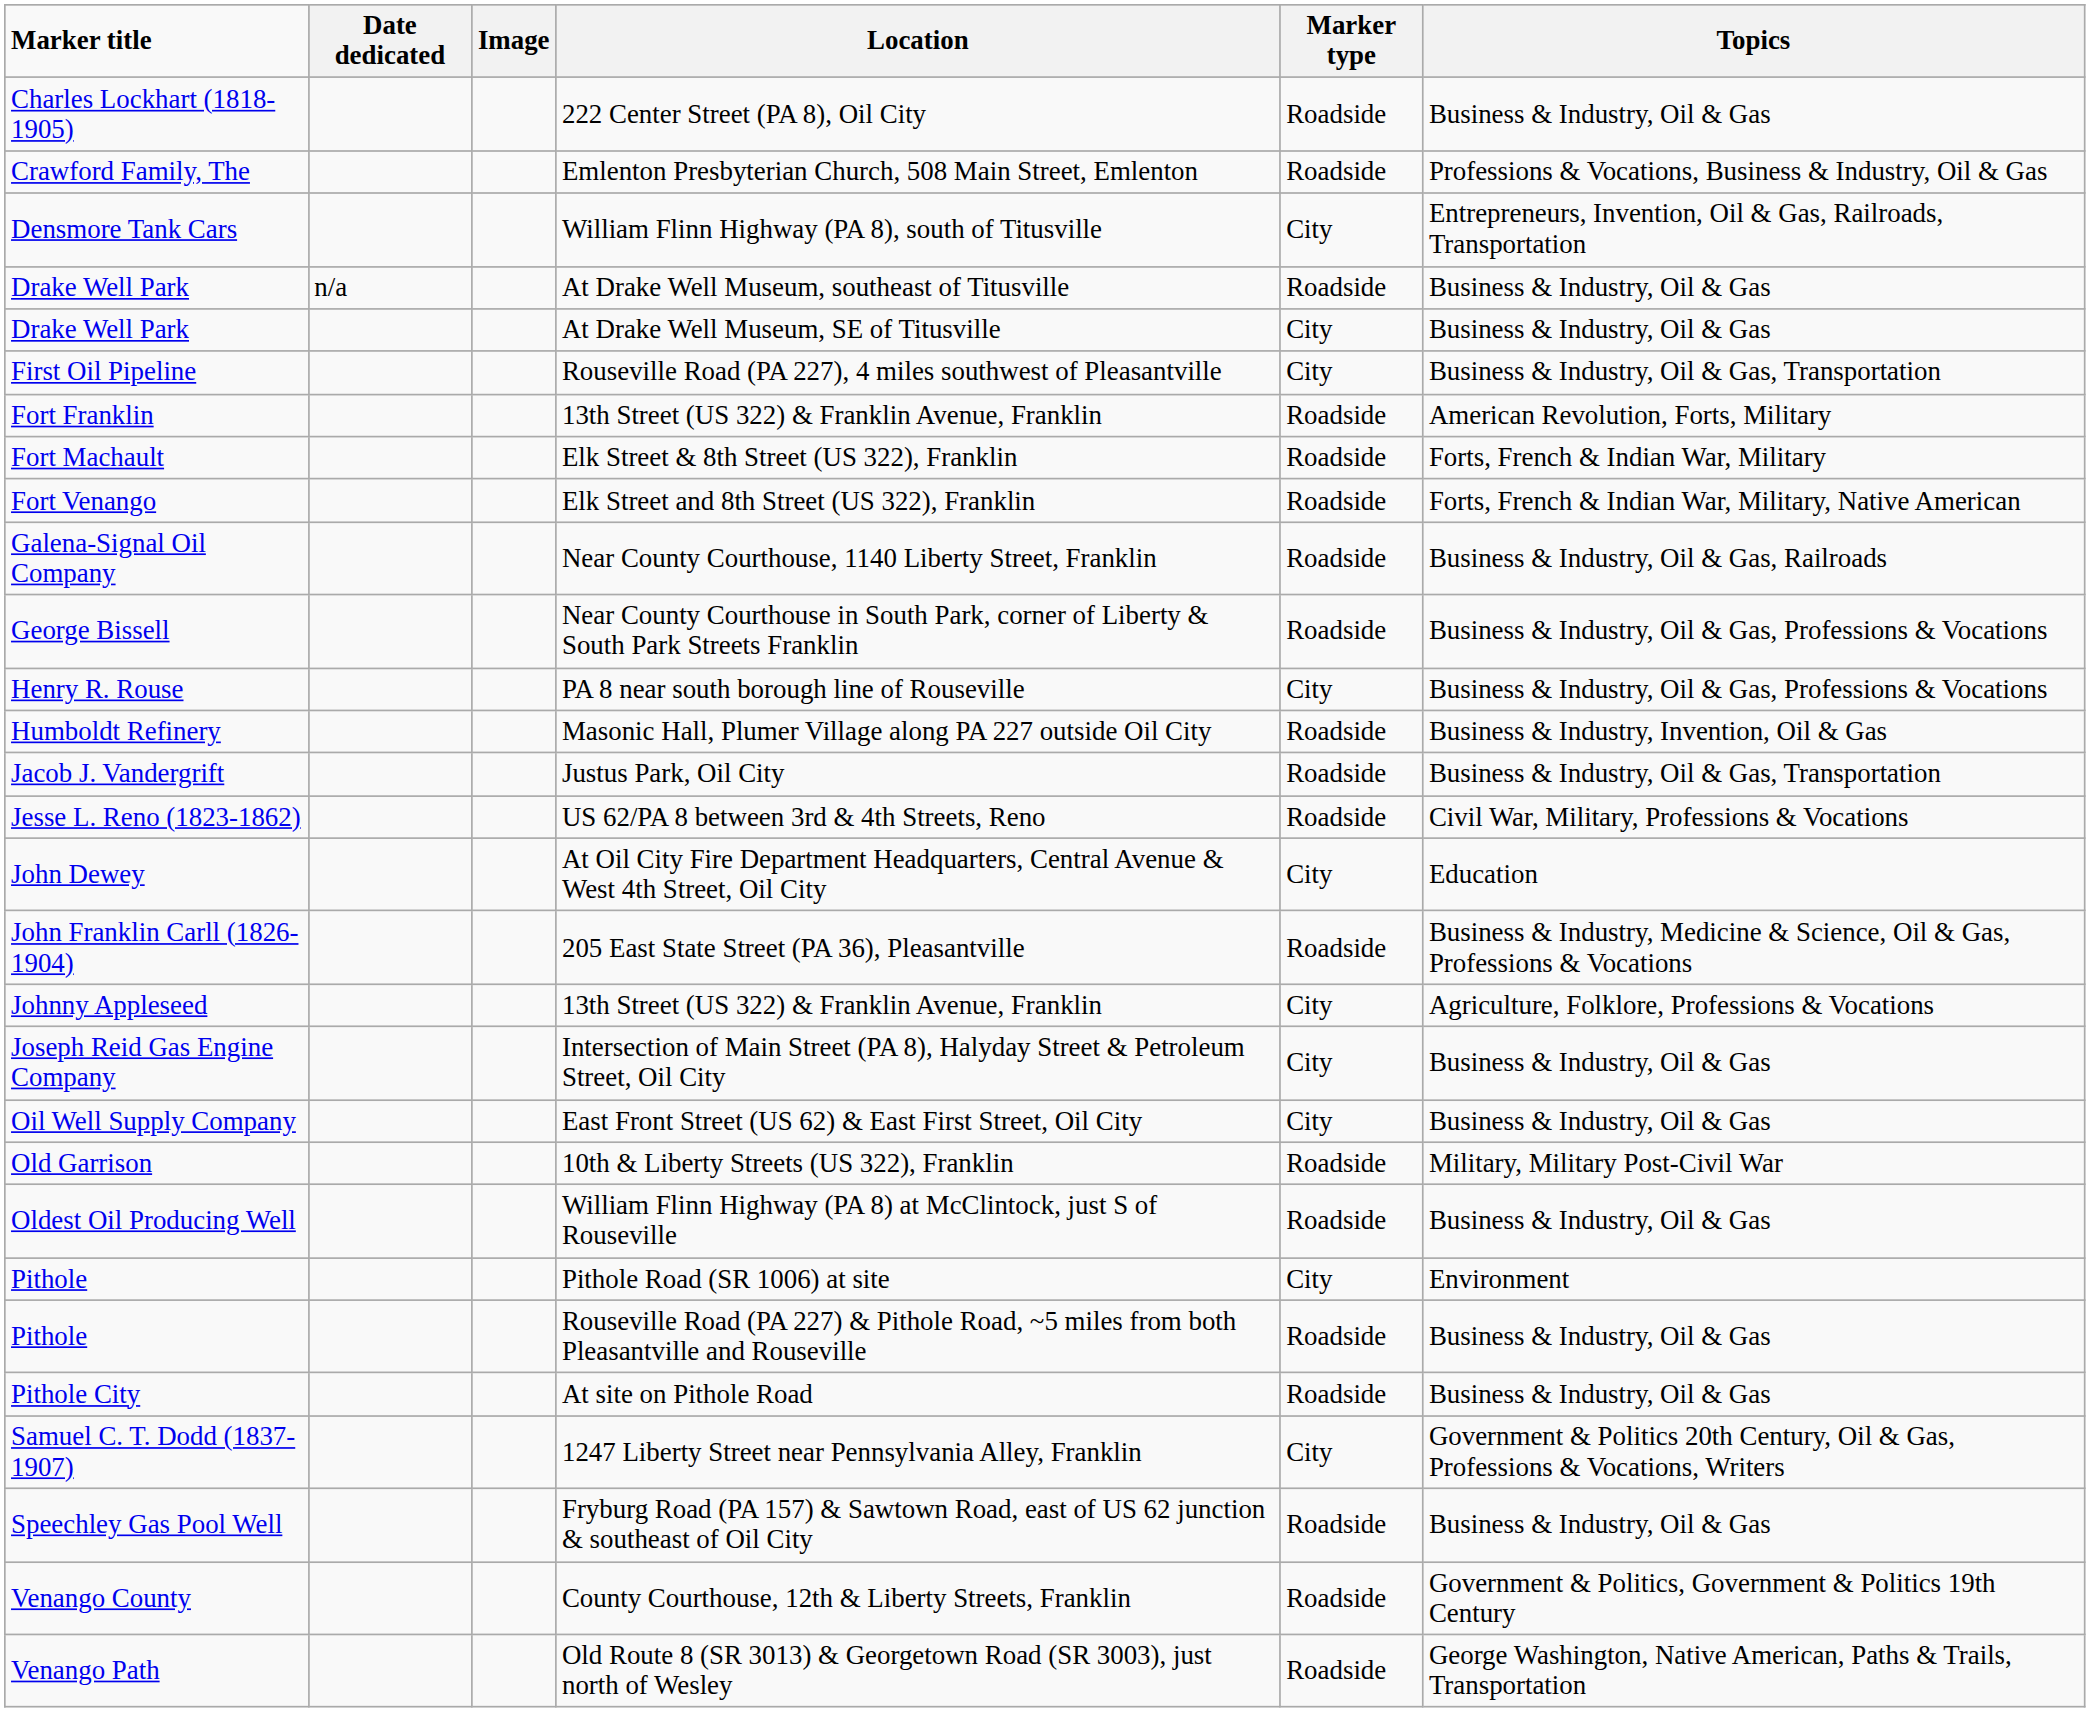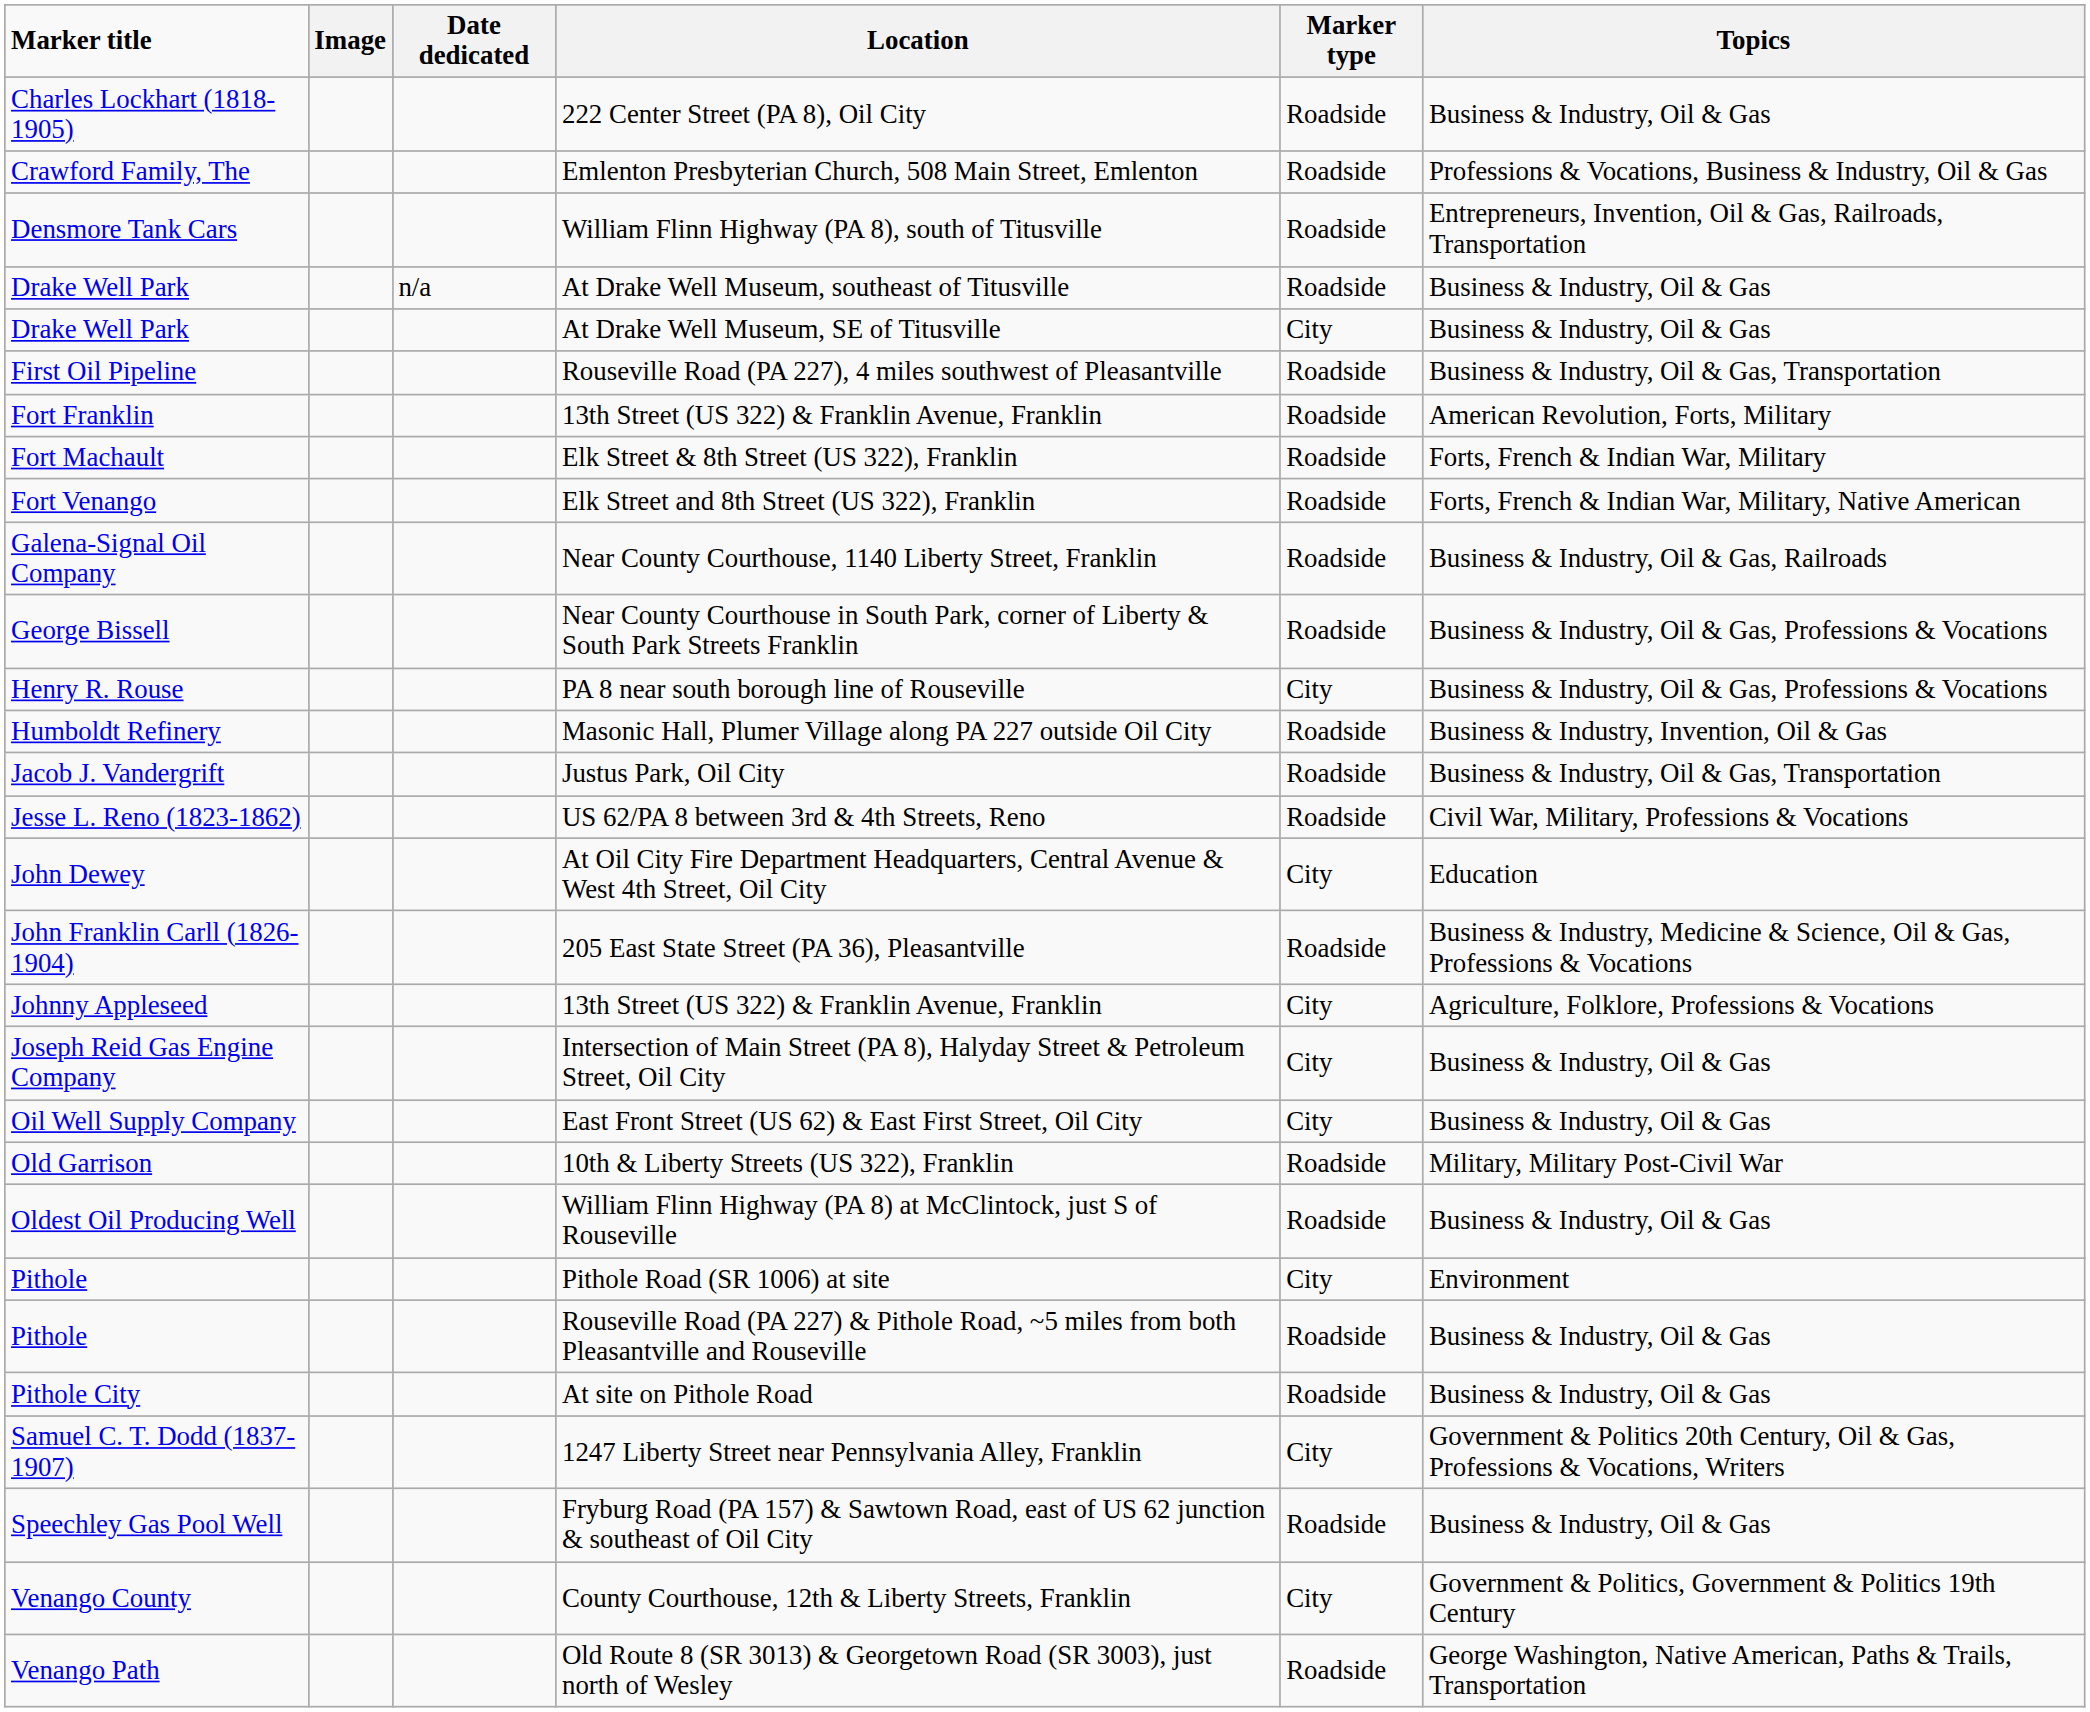columns swapped: (514, 40) <-> (390, 40)
(1309, 229) City -> (1336, 229) Roadside
(1309, 372) City -> (1336, 372) Roadside
(1336, 1597) Roadside -> (1309, 1597) City
